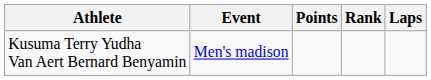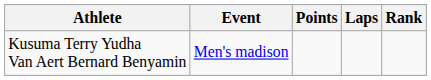columns swapped: (406, 17) <-> (363, 17)
